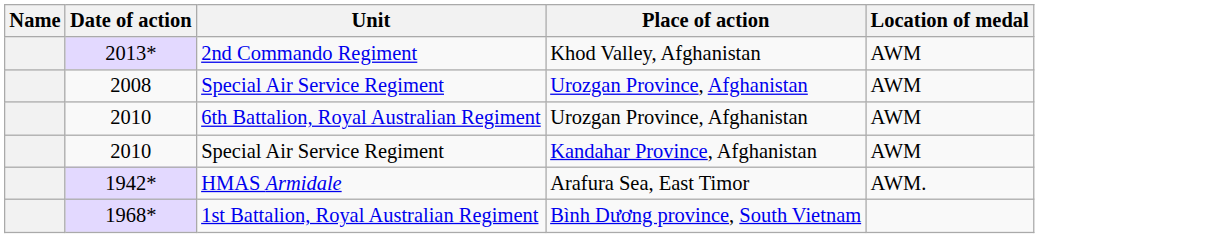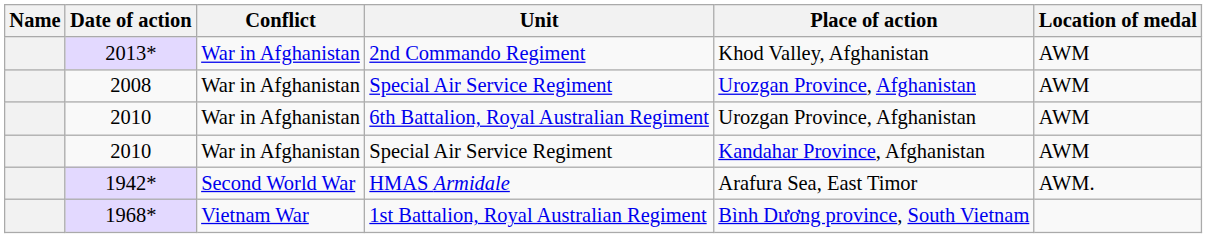+ column: (281, 20)
